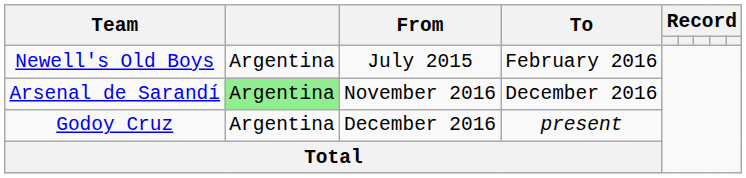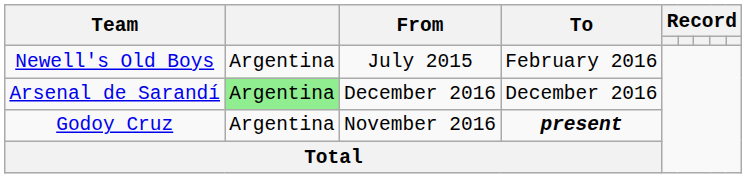(420, 93) November 2016 -> (420, 93) December 2016
(420, 125) December 2016 -> (420, 125) November 2016
(581, 125) normal -> (581, 125) bold
